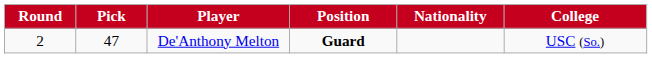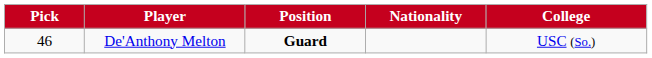- column: (40, 16)
(111, 40) 47 -> (45, 40) 46
